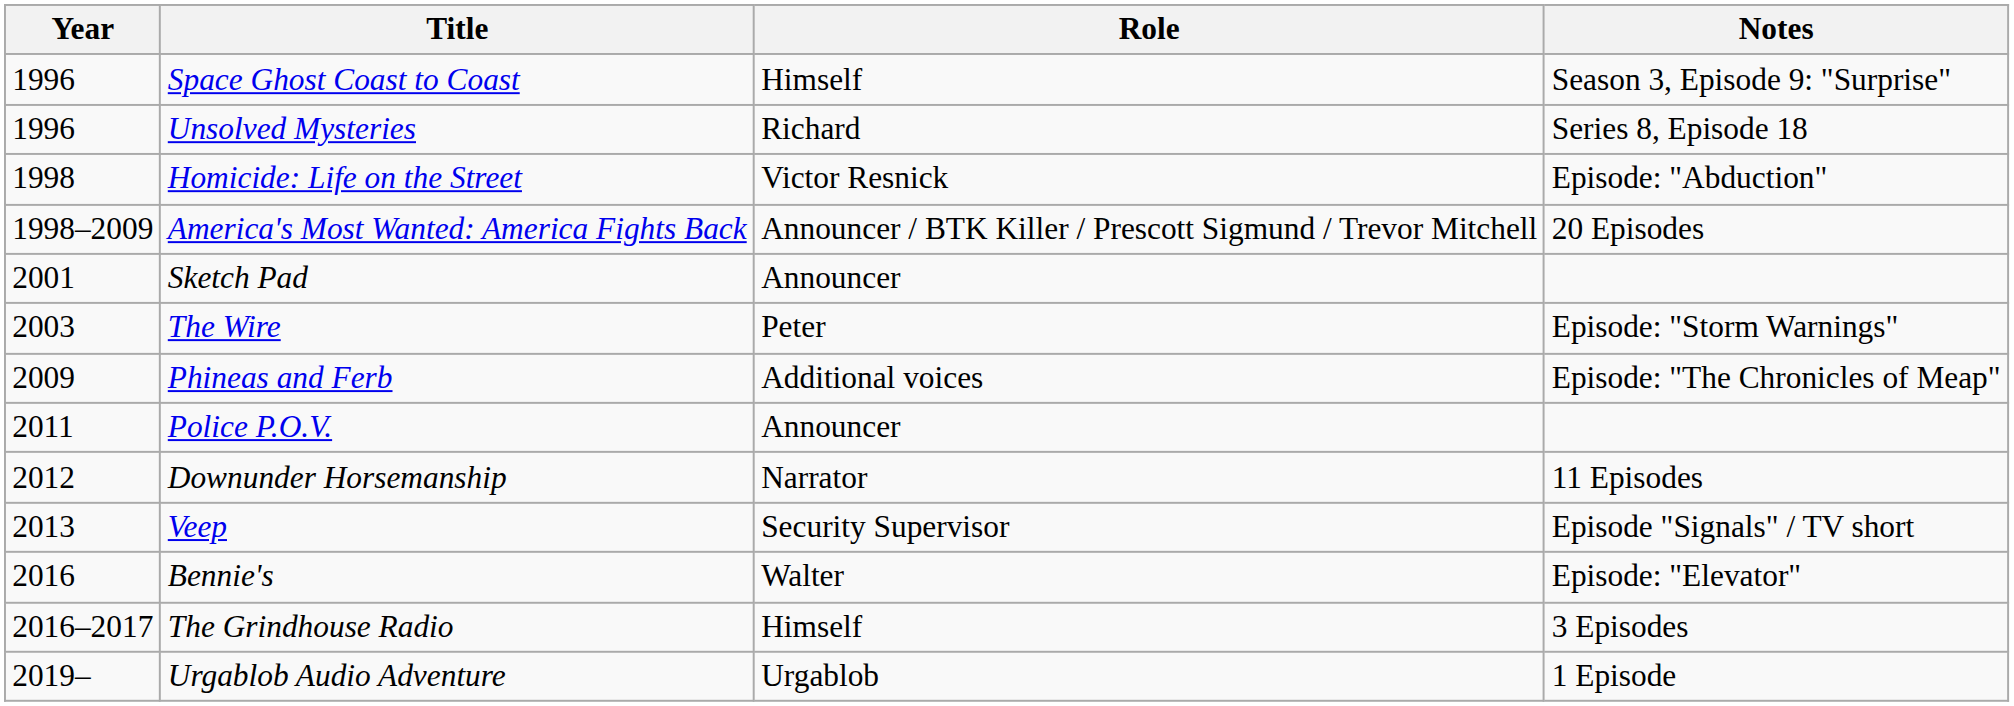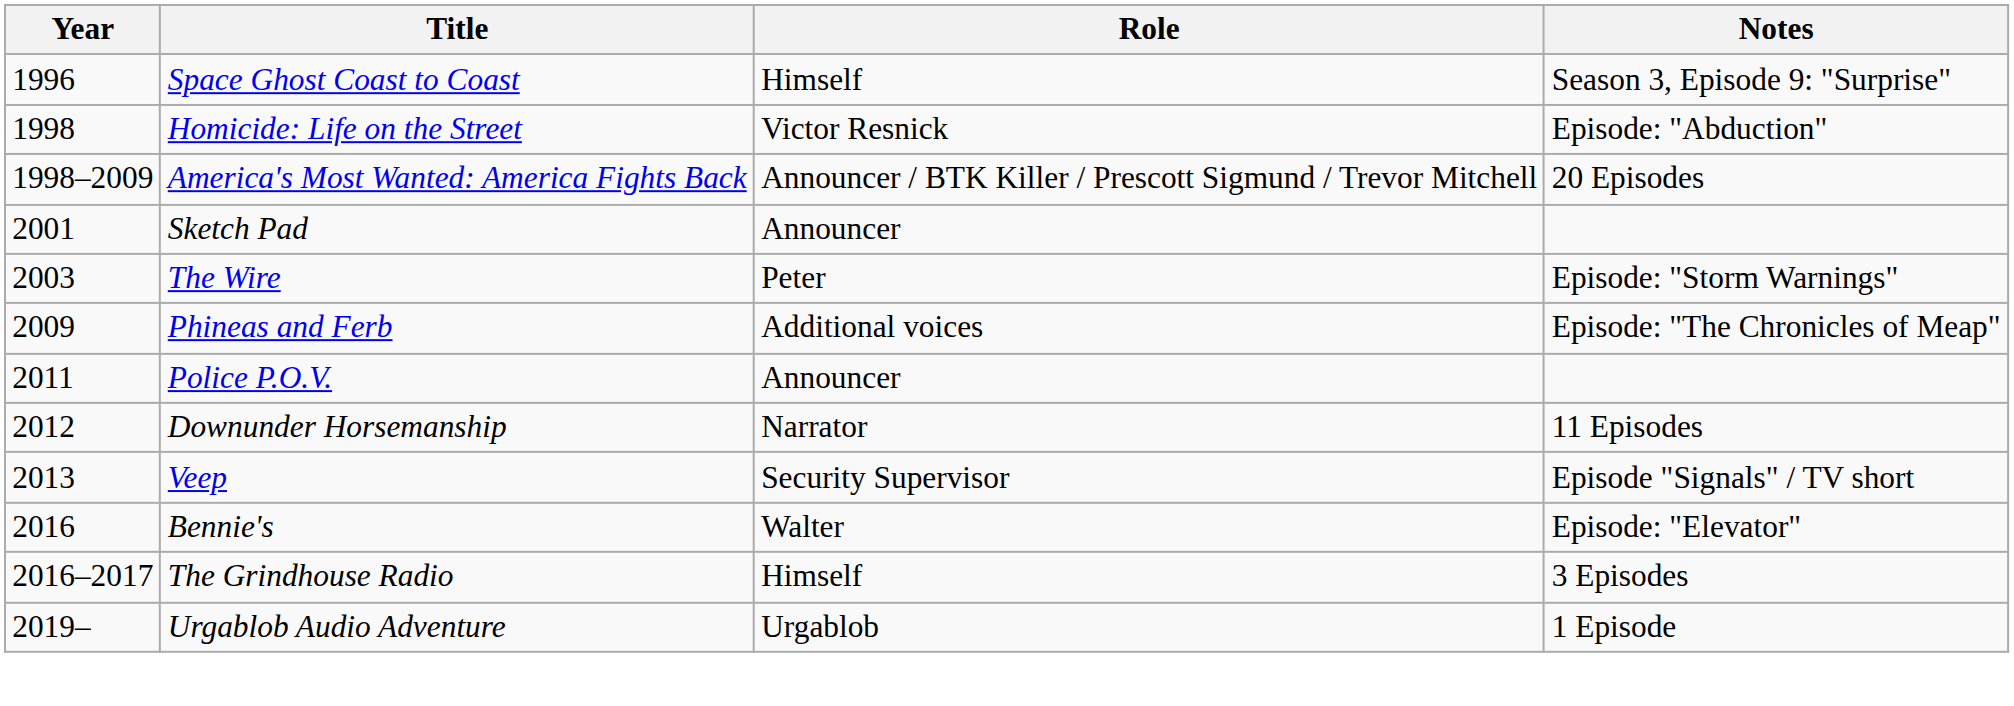- row: (292, 128)
